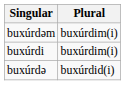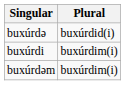rows swapped: (31, 32) <-> (27, 70)
